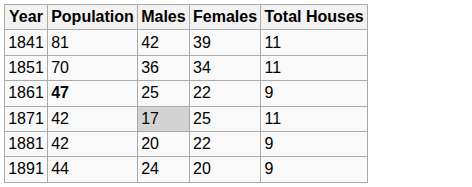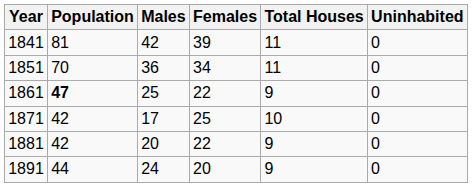+ column: (417, 17)
(150, 118) lightgrey background -> (150, 118) no background
(273, 118) 11 -> (273, 118) 10
